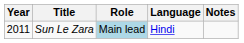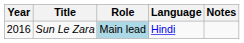(18, 30) 2011 -> (19, 30) 2016
